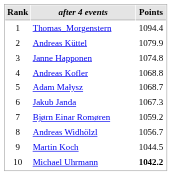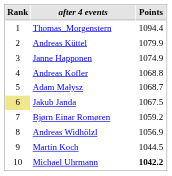(151, 58) 1074.8 -> (151, 58) 1074.9
(18, 102) no background -> (18, 102) khaki background
(151, 102) 1067.3 -> (151, 102) 1067.5
(151, 132) 1056.7 -> (151, 132) 1056.9
